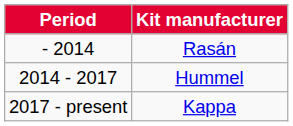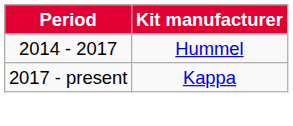- row: (209, 48)
